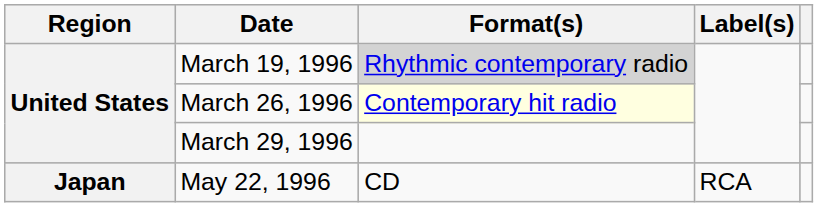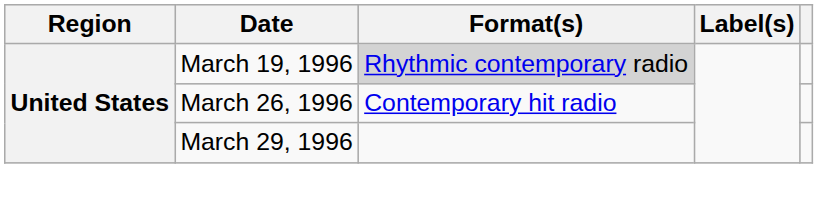(490, 102) lightyellow background -> (490, 102) no background
- row: (256, 181)
